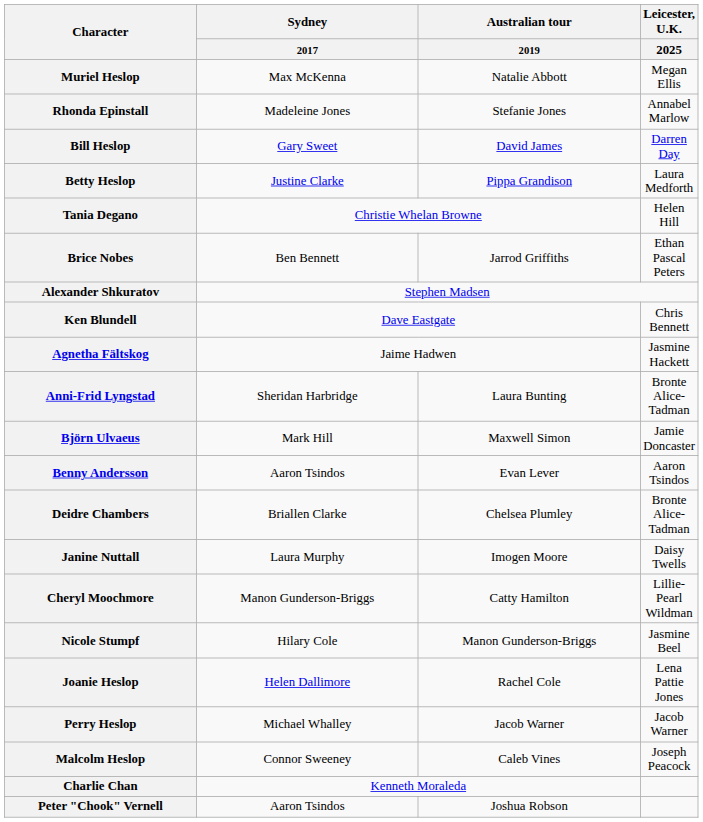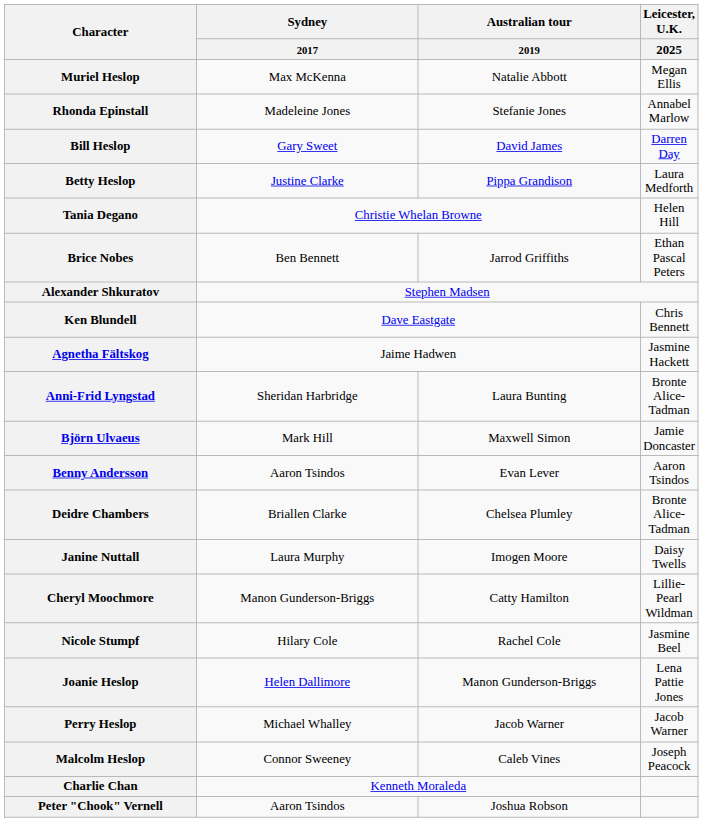(529, 640) Manon Gunderson-Briggs -> (529, 640) Rachel Cole
(529, 682) Rachel Cole -> (529, 682) Manon Gunderson-Briggs
